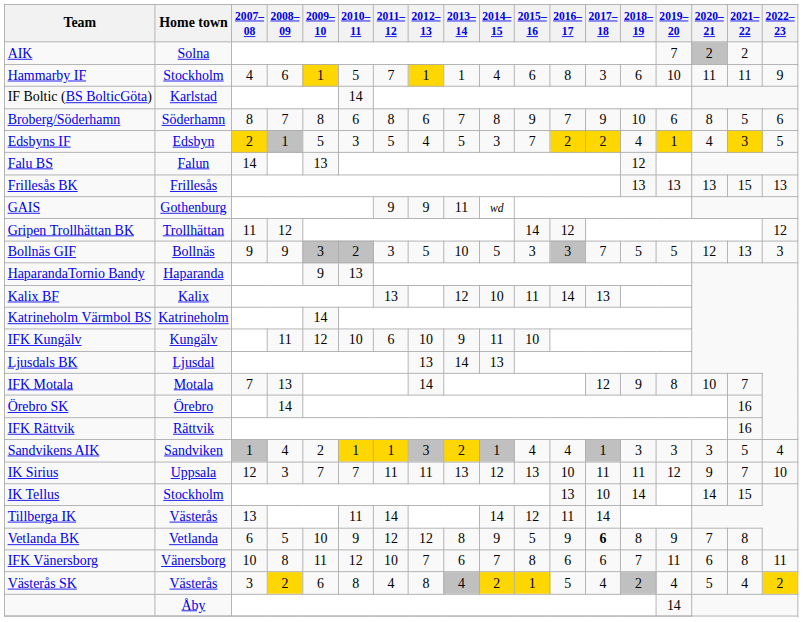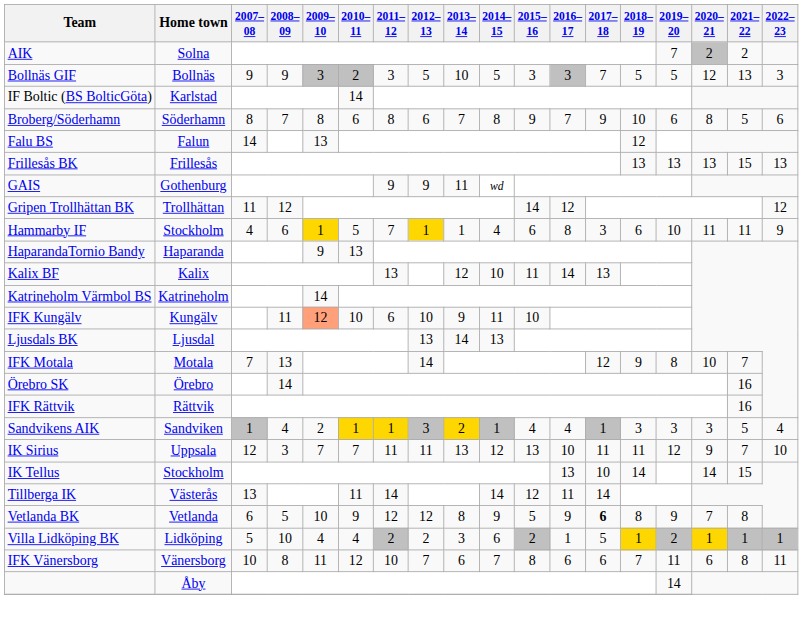rows swapped: (42, 251) <-> (47, 75)
- row: (39, 141)
(320, 340) no background -> (320, 318) lightsalmon background
+ row: (63, 538)
- row: (42, 583)
